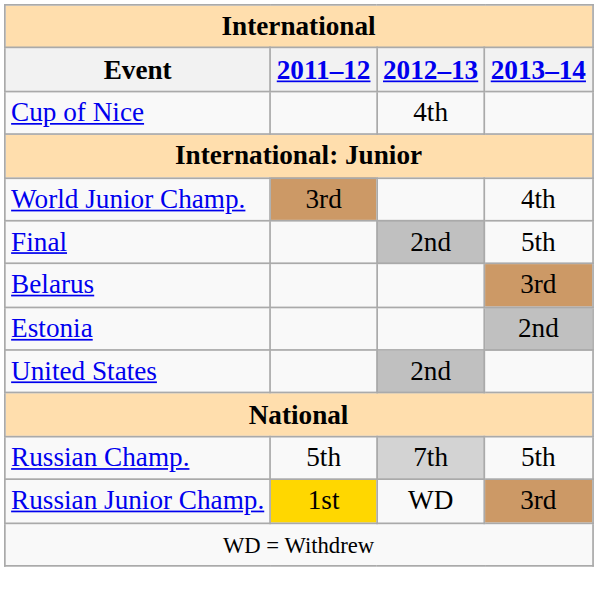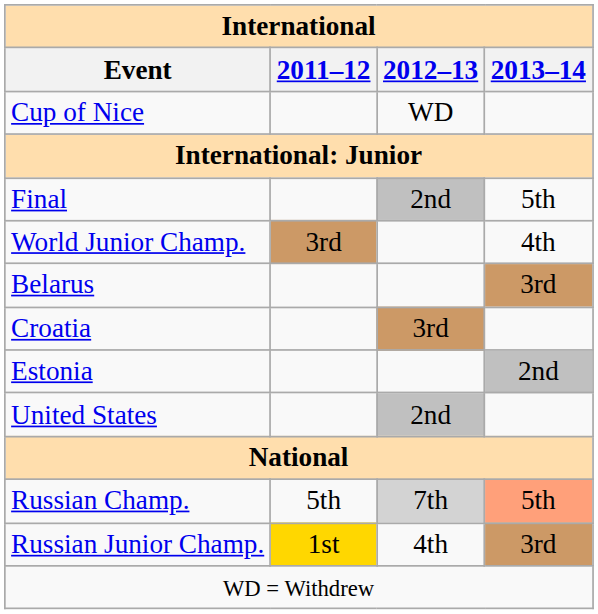(431, 112) 4th -> (431, 112) WD
rows swapped: (128, 198) <-> (39, 241)
+ row: (51, 328)
(538, 457) no background -> (538, 500) lightsalmon background
(431, 500) WD -> (431, 543) 4th
